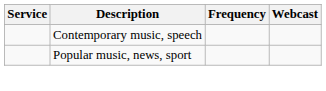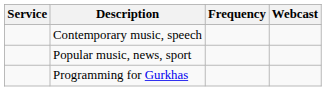+ row: (121, 75)
